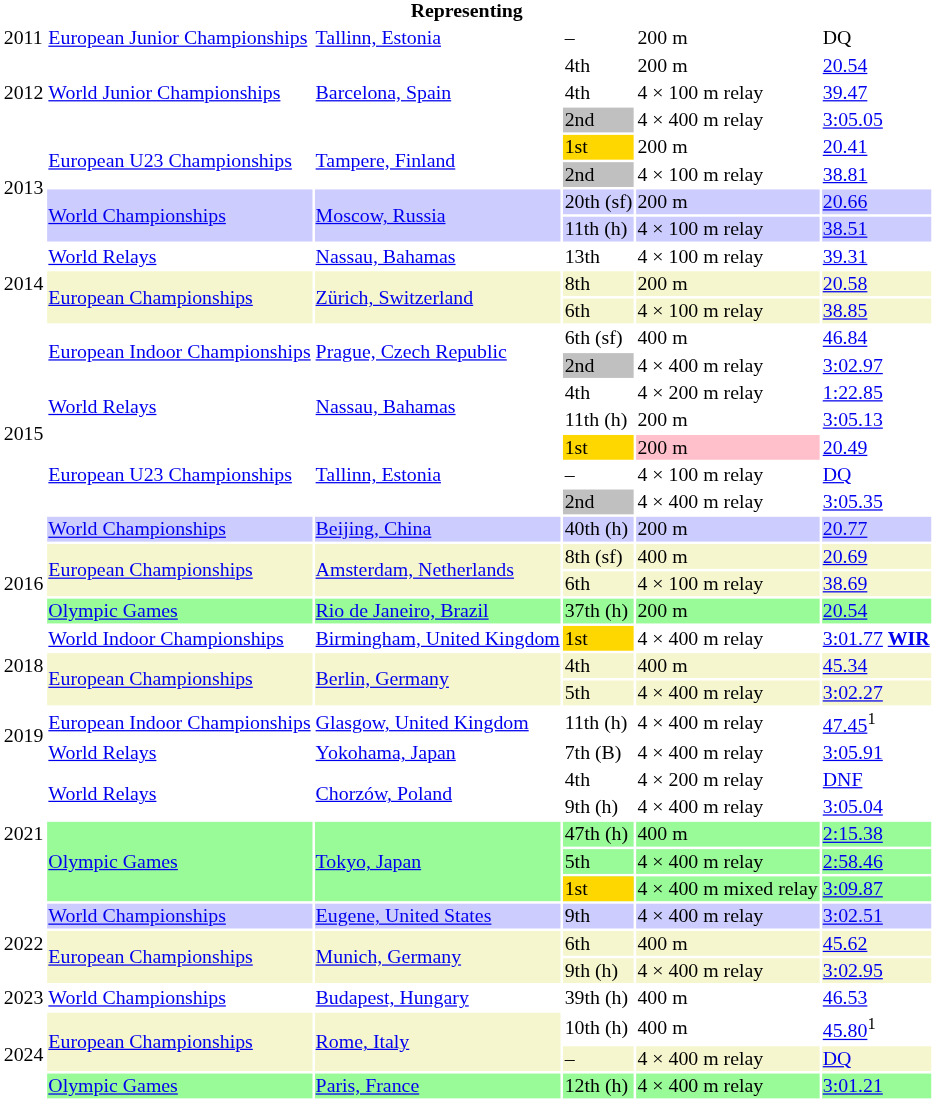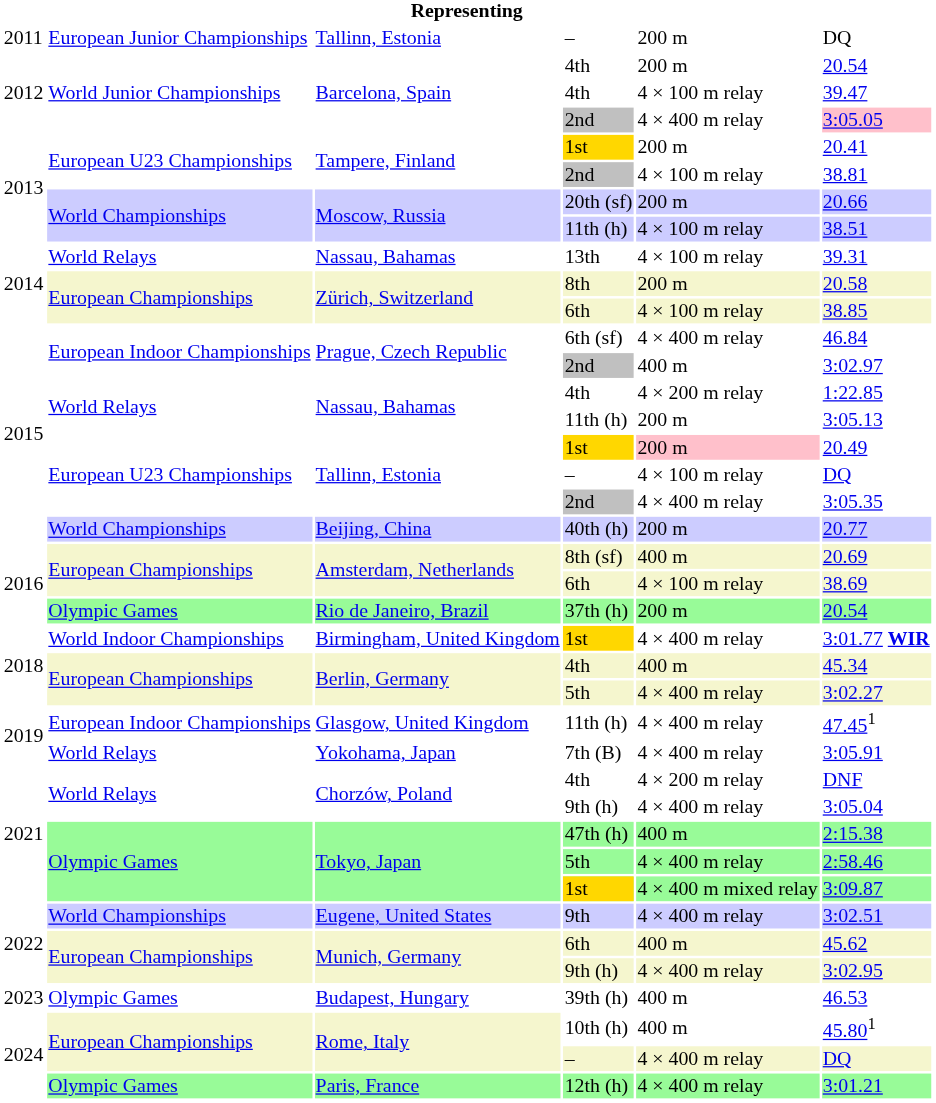(853, 119) no background -> (853, 119) pink background
(663, 338) 400 m -> (700, 338) 4 × 400 m relay
(700, 365) 4 × 400 m relay -> (663, 365) 400 m
(137, 998) World Championships -> (113, 998) Olympic Games
